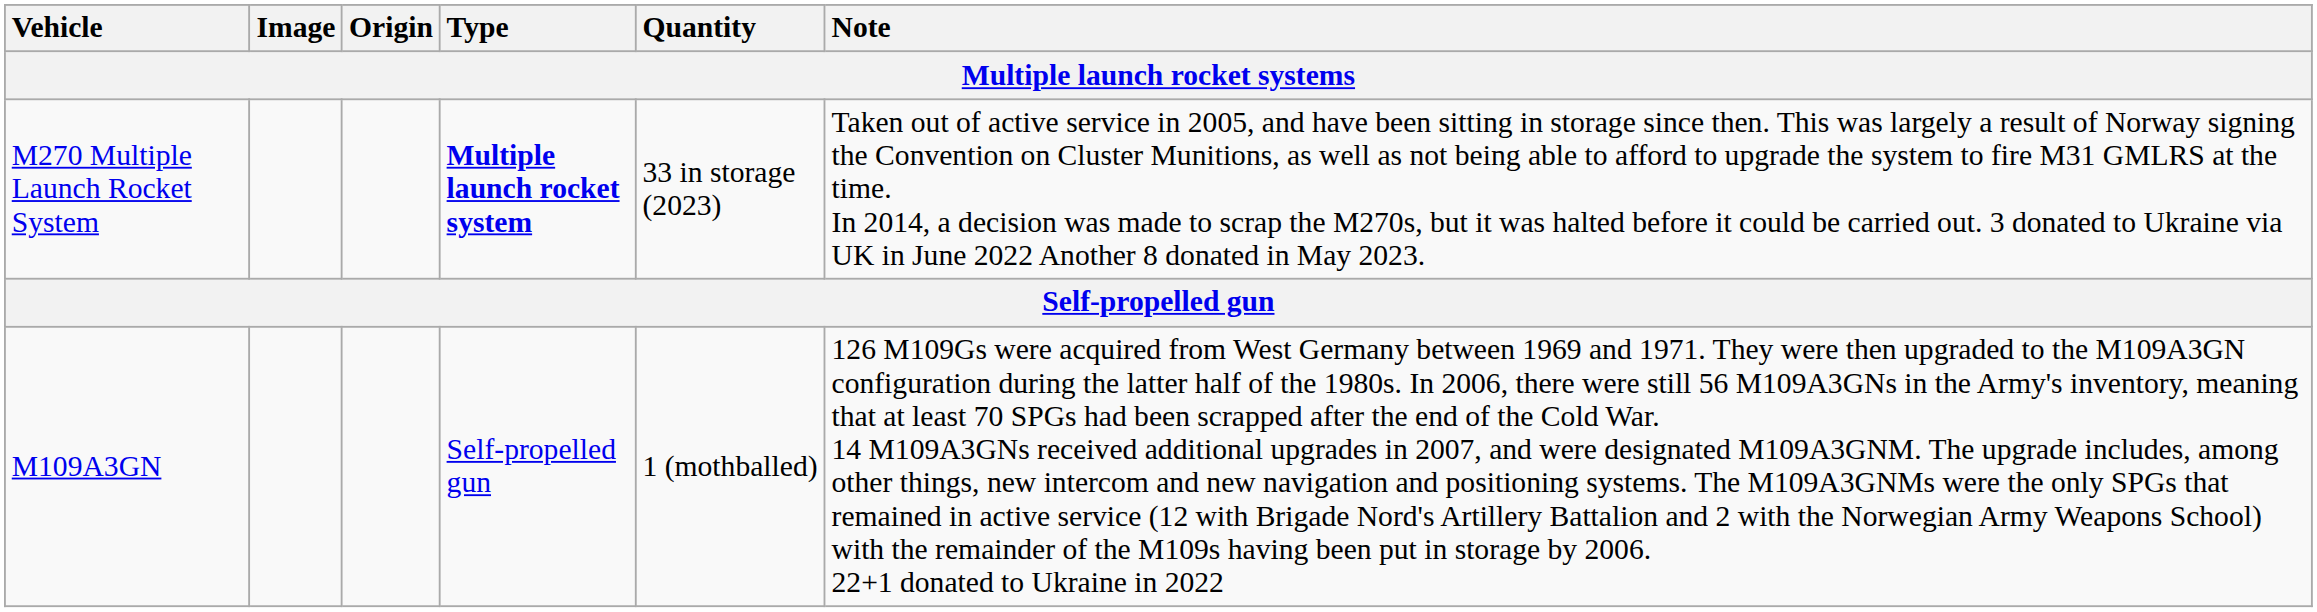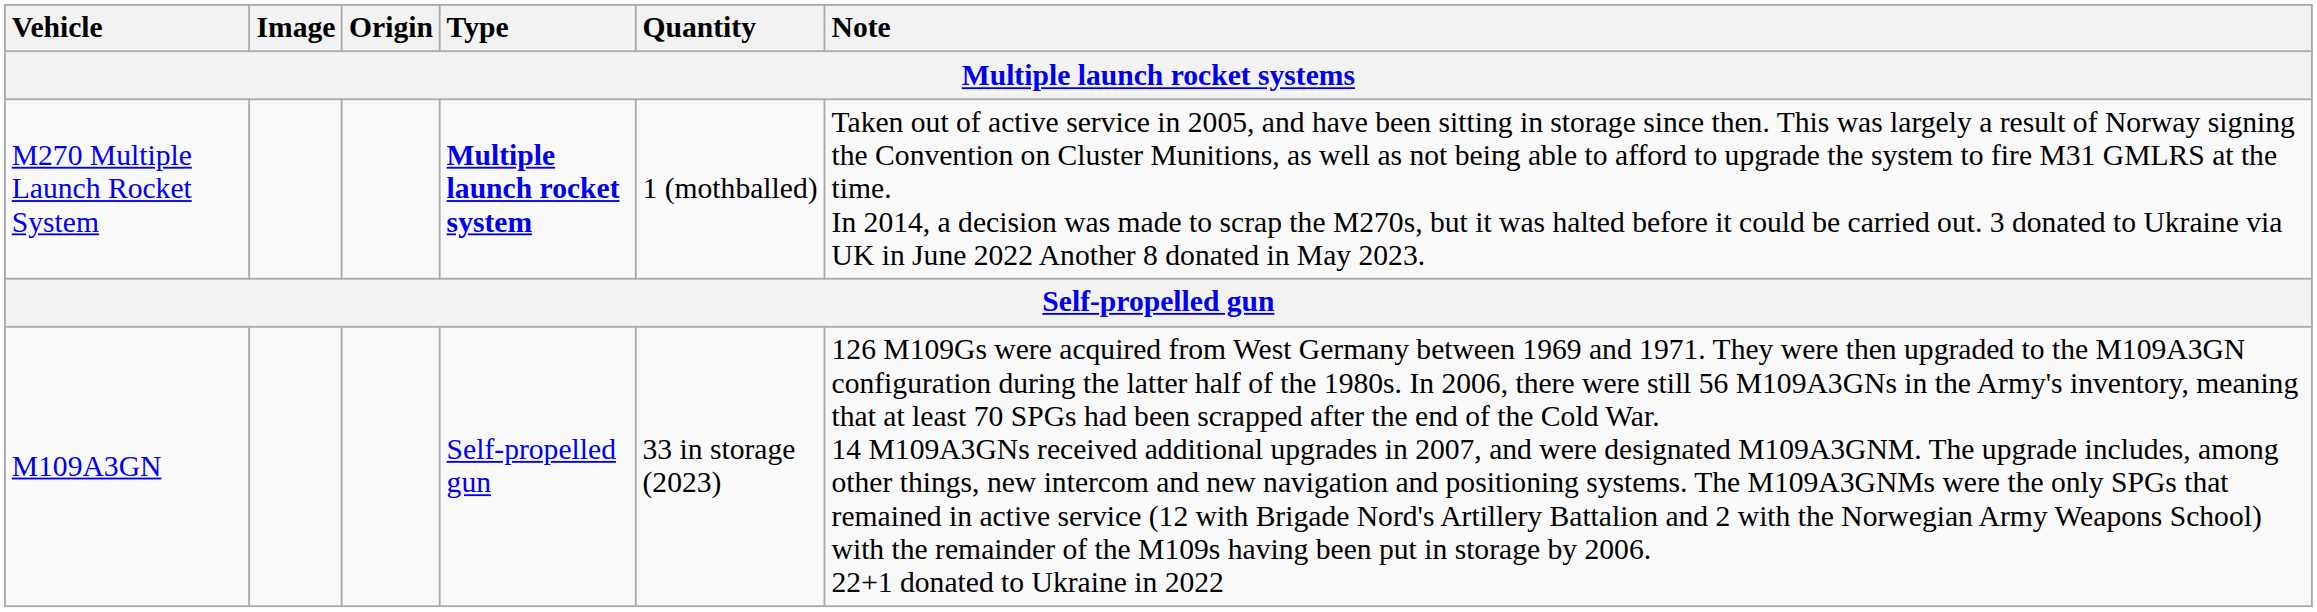(719, 188) 33 in storage (2023) -> (730, 188) 1 (mothballed)
(730, 465) 1 (mothballed) -> (719, 465) 33 in storage (2023)
